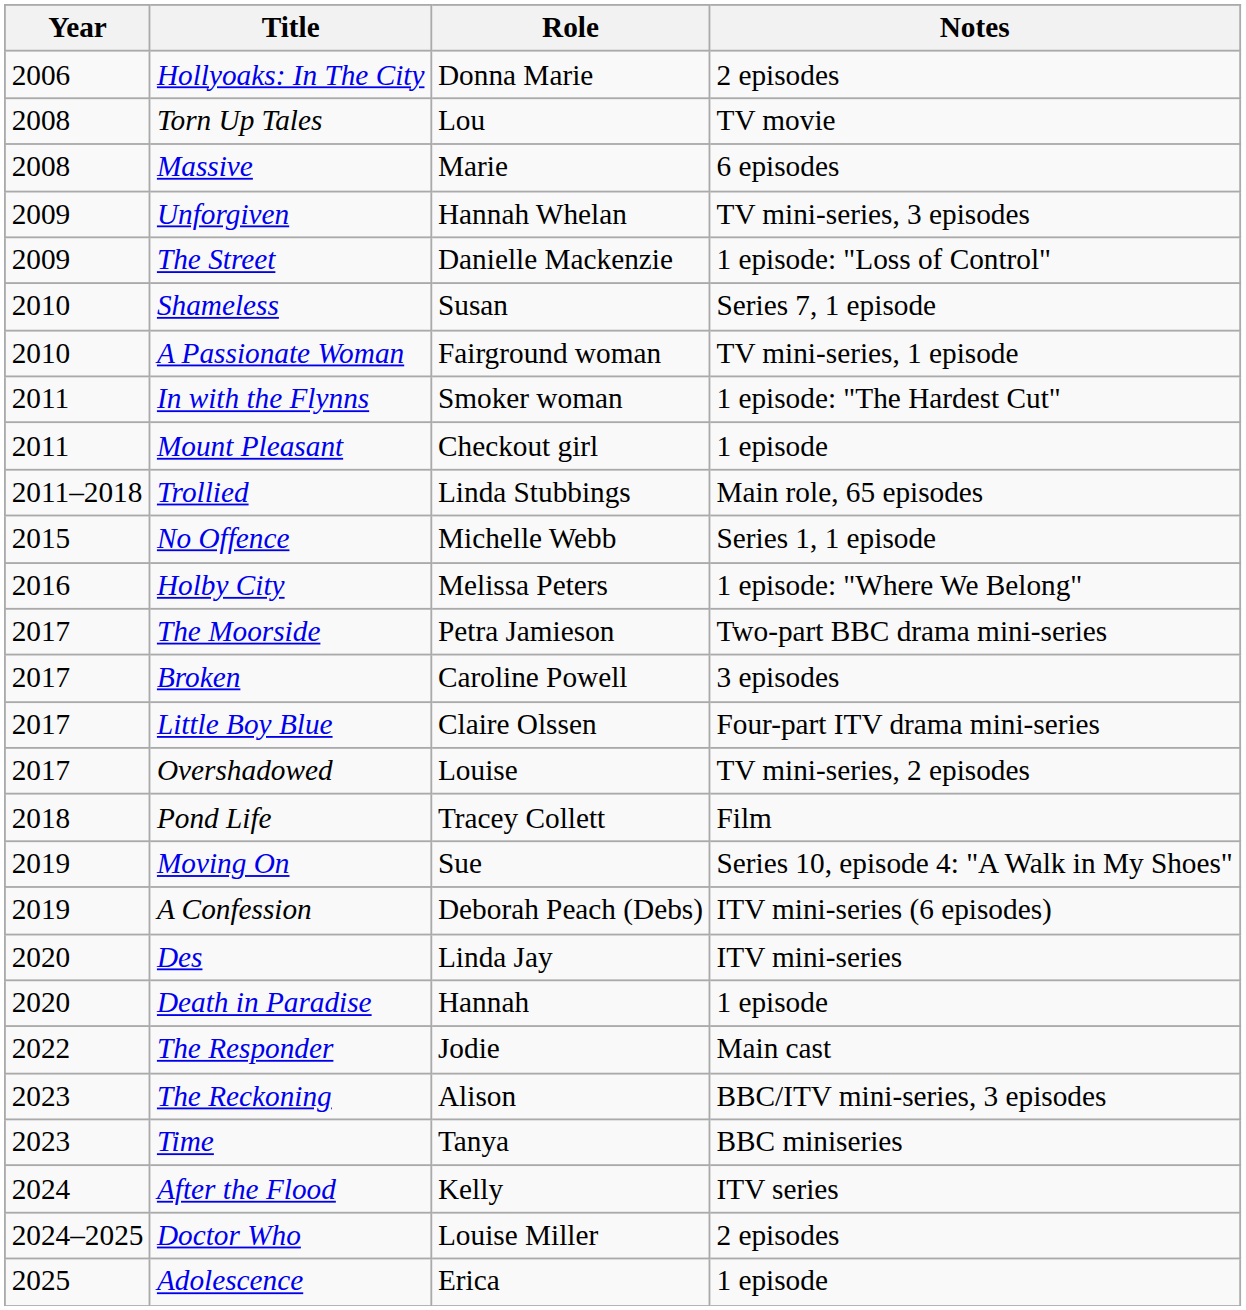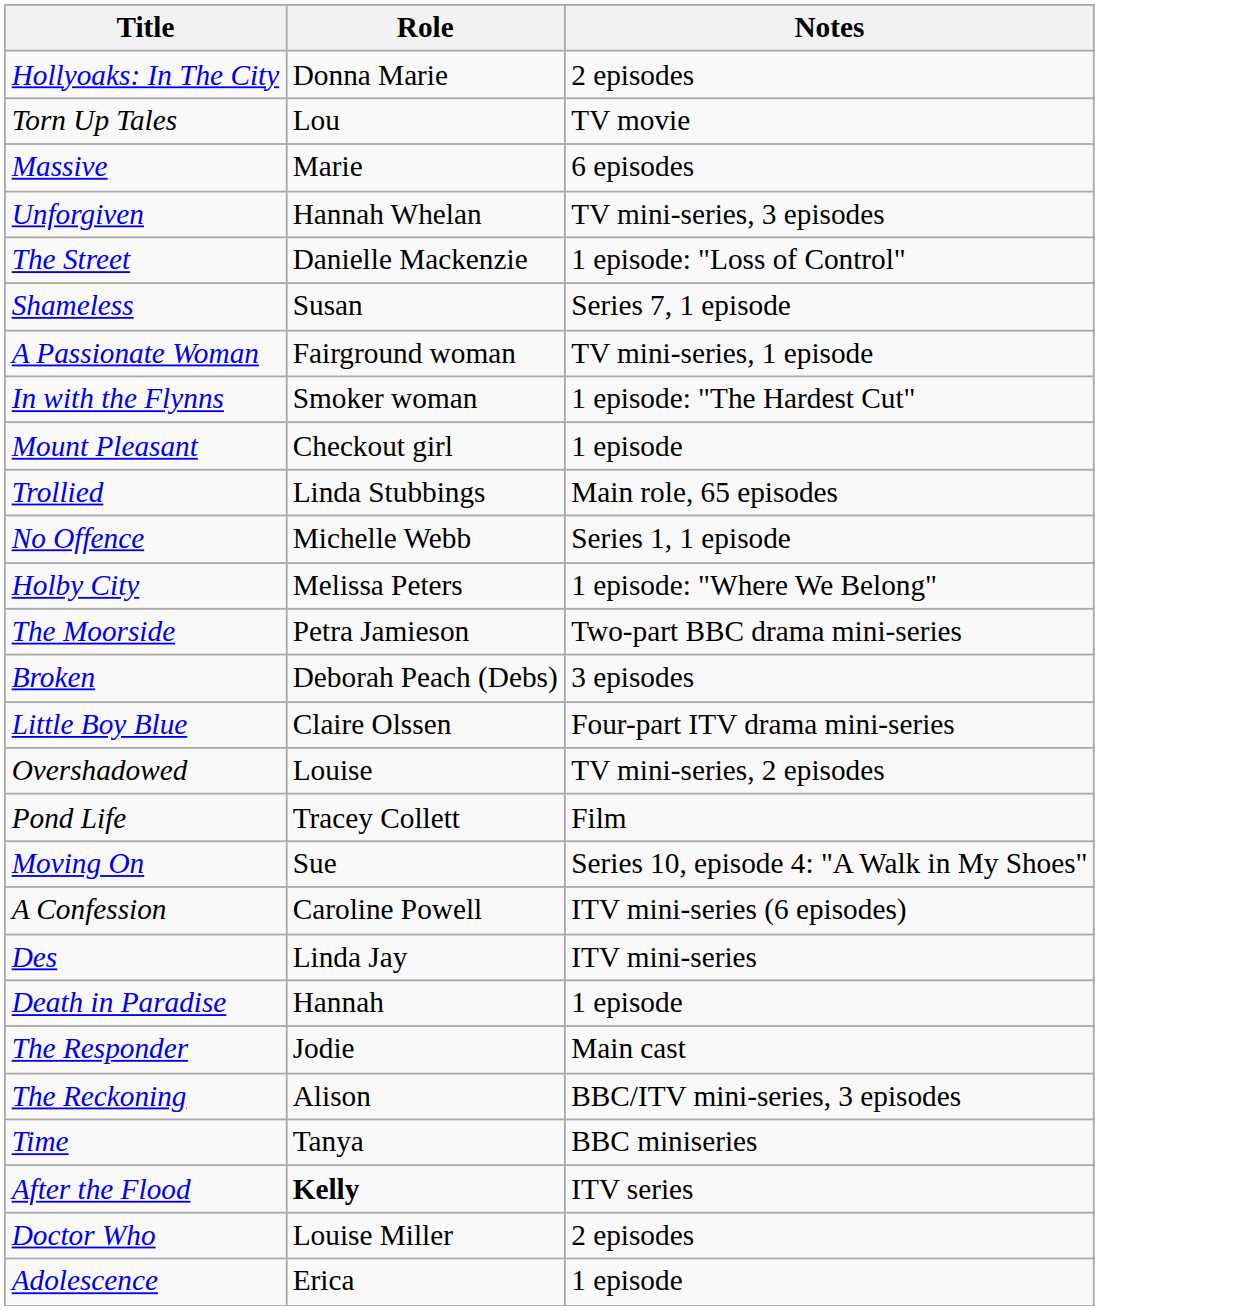- column: (78, 27)
(533, 677) Caroline Powell -> (425, 677) Deborah Peach (Debs)
(570, 910) Deborah Peach (Debs) -> (387, 910) Caroline Powell
(470, 1188) normal -> (326, 1188) bold
